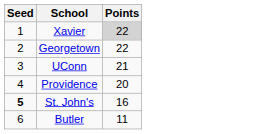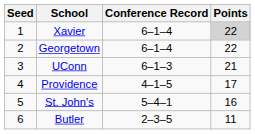+ column: (157, 13)
(122, 84) 20 -> (231, 84) 17
(20, 102) bold -> (20, 102) normal
